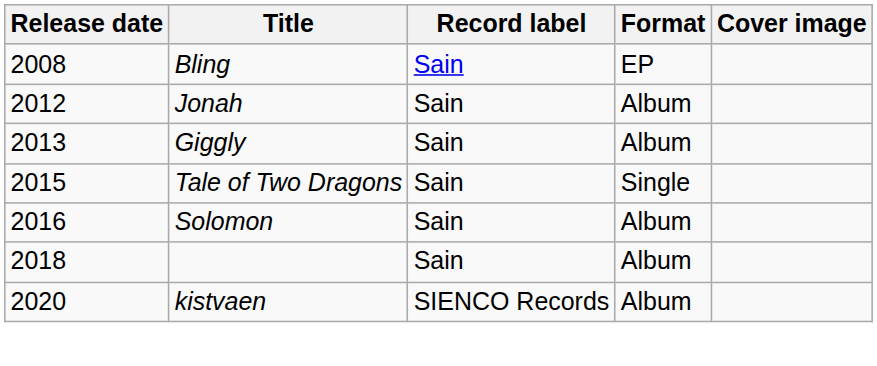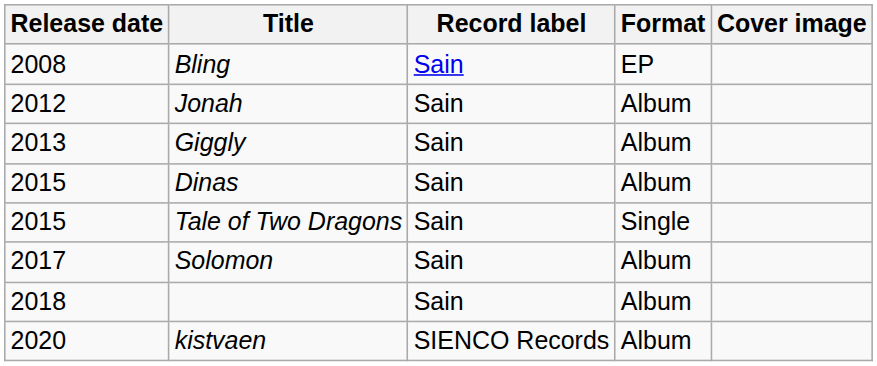+ row: (207, 182)
(38, 222) 2016 -> (38, 261) 2017
